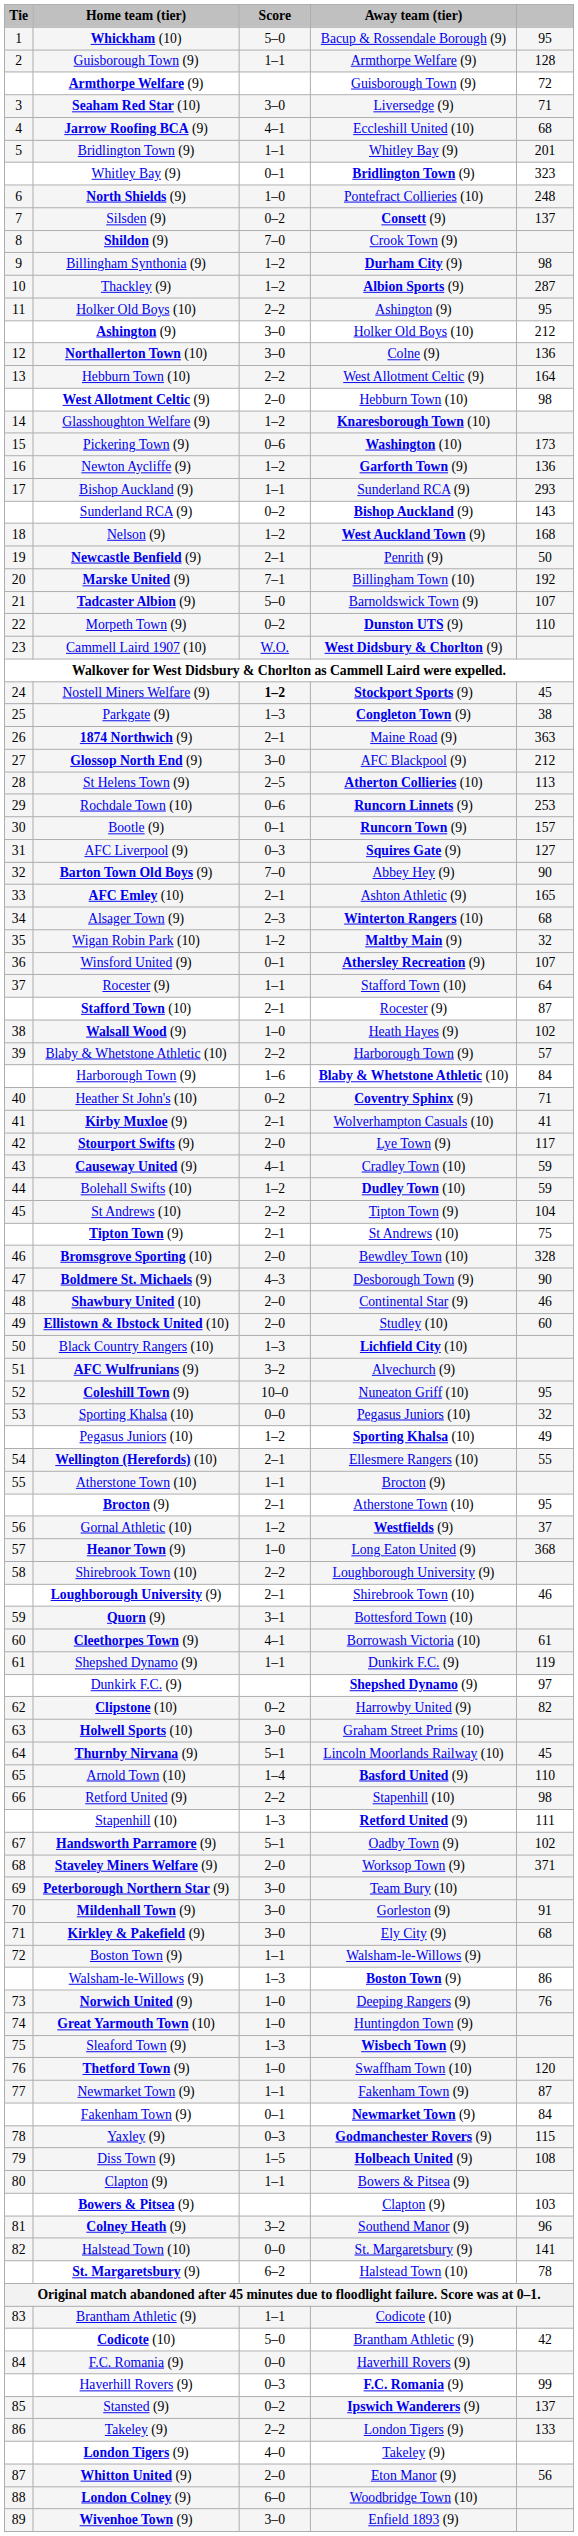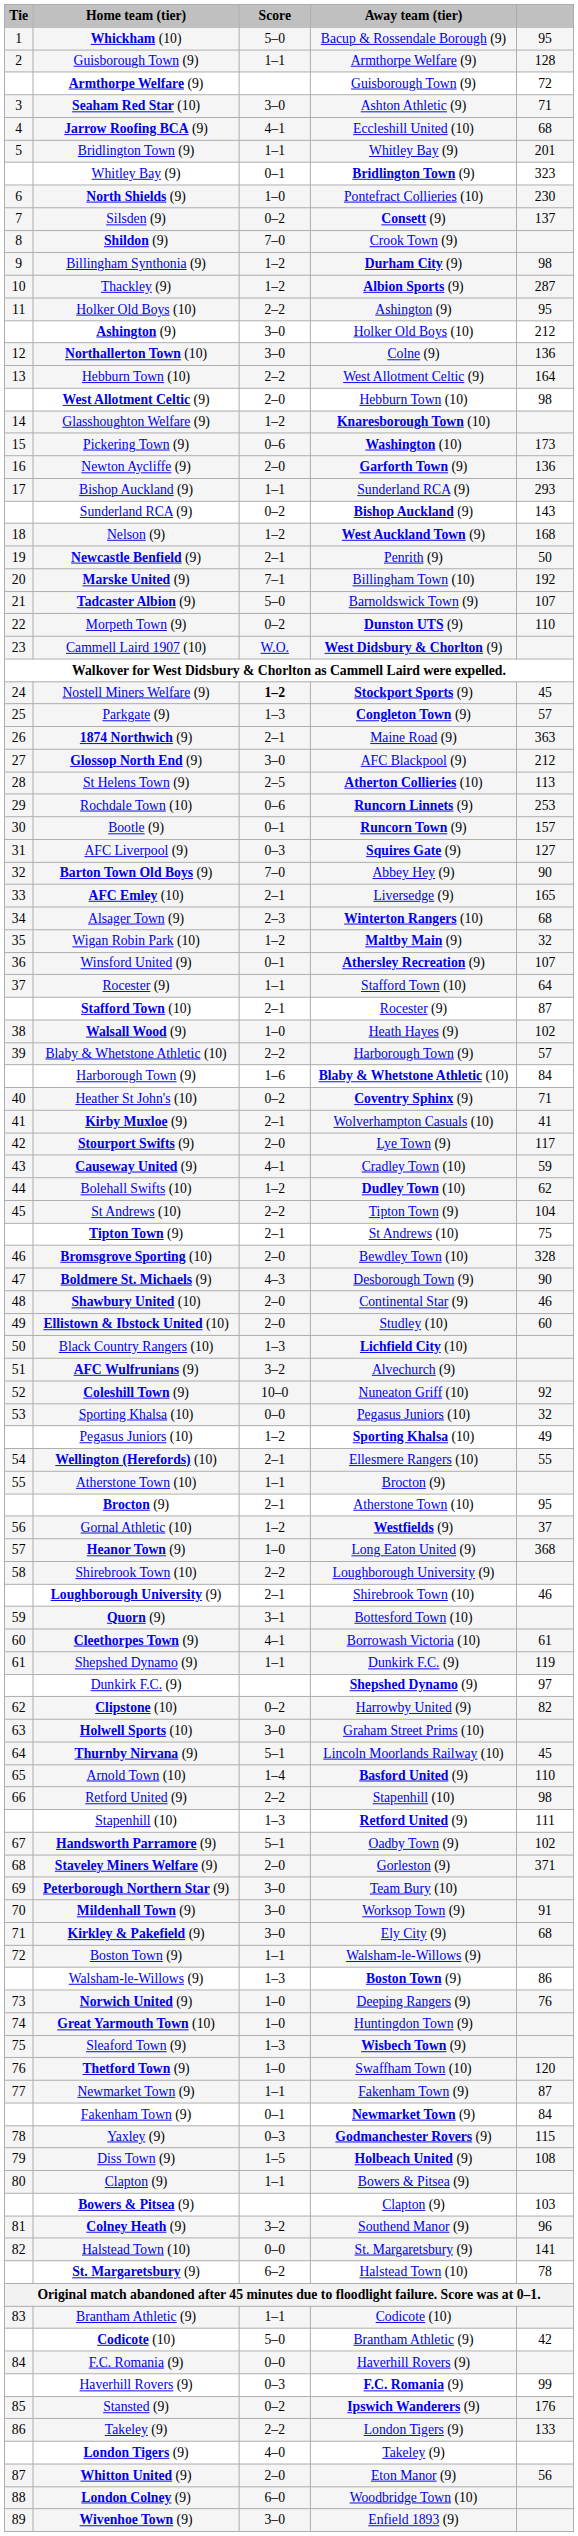(413, 106) Liversedge (9) -> (413, 106) Ashton Athletic (9)
(545, 196) 248 -> (545, 196) 230
(275, 467) 1–2 -> (275, 467) 2–0
(545, 715) 38 -> (545, 715) 57
(413, 896) Ashton Athletic (9) -> (413, 896) Liversedge (9)
(545, 1189) 59 -> (545, 1189) 62
(545, 1392) 95 -> (545, 1392) 92
(413, 1866) Worksop Town (9) -> (413, 1866) Gorleston (9)
(413, 1911) Gorleston (9) -> (413, 1911) Worksop Town (9)
(545, 2407) 137 -> (545, 2407) 176
